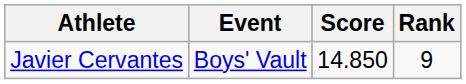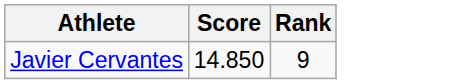- column: (250, 23)
